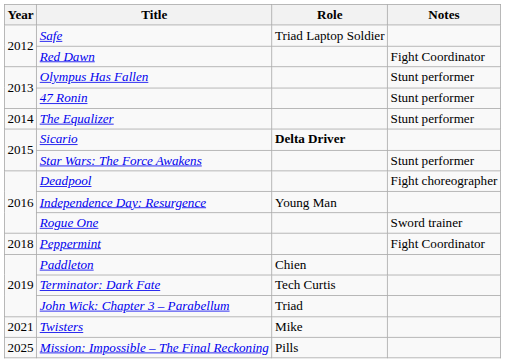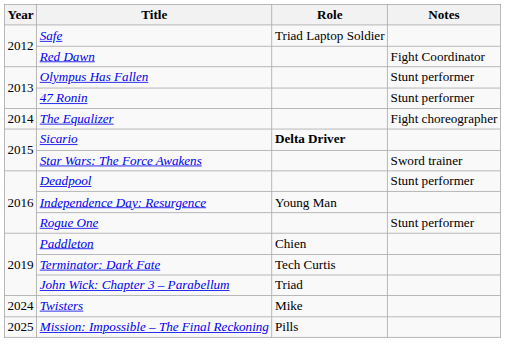(432, 118) Stunt performer -> (444, 118) Fight choreographer
(432, 160) Stunt performer -> (426, 160) Sword trainer
(444, 181) Fight choreographer -> (432, 181) Stunt performer
(426, 222) Sword trainer -> (432, 222) Stunt performer
- row: (70, 243)
(21, 327) 2021 -> (21, 306) 2024
